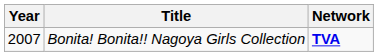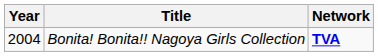(24, 39) 2007 -> (24, 39) 2004
